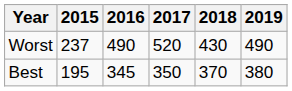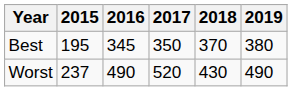rows swapped: (26, 72) <-> (31, 45)
